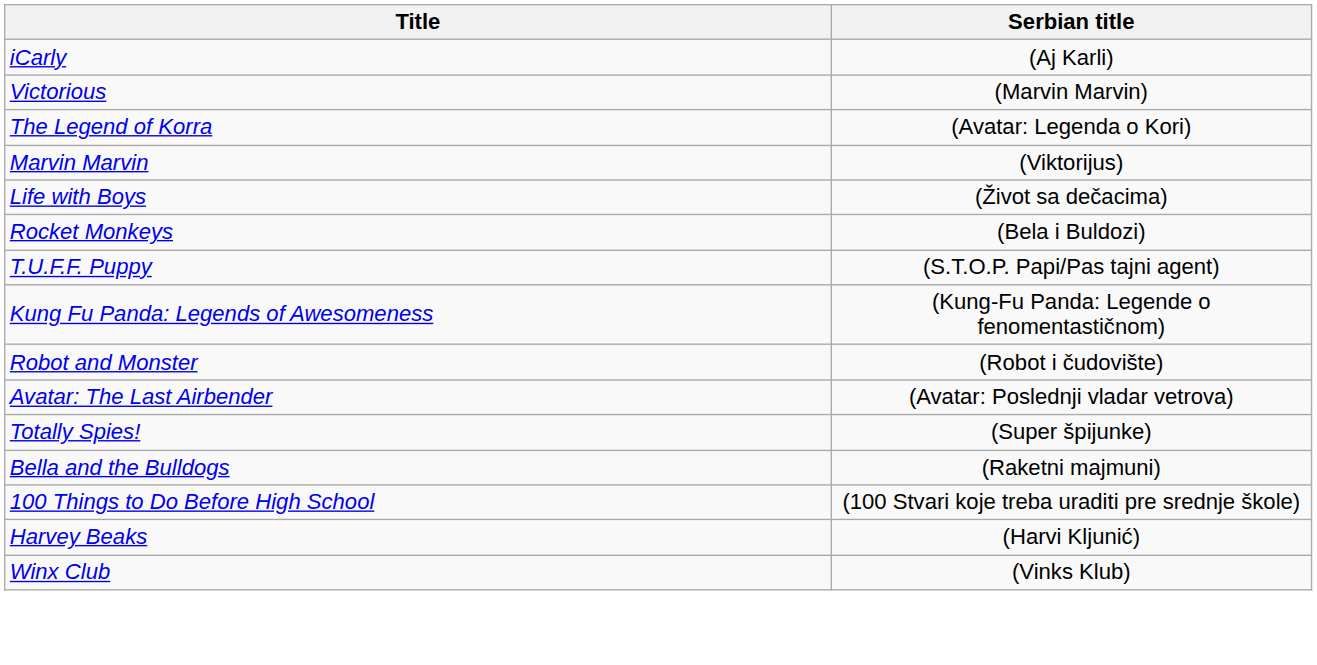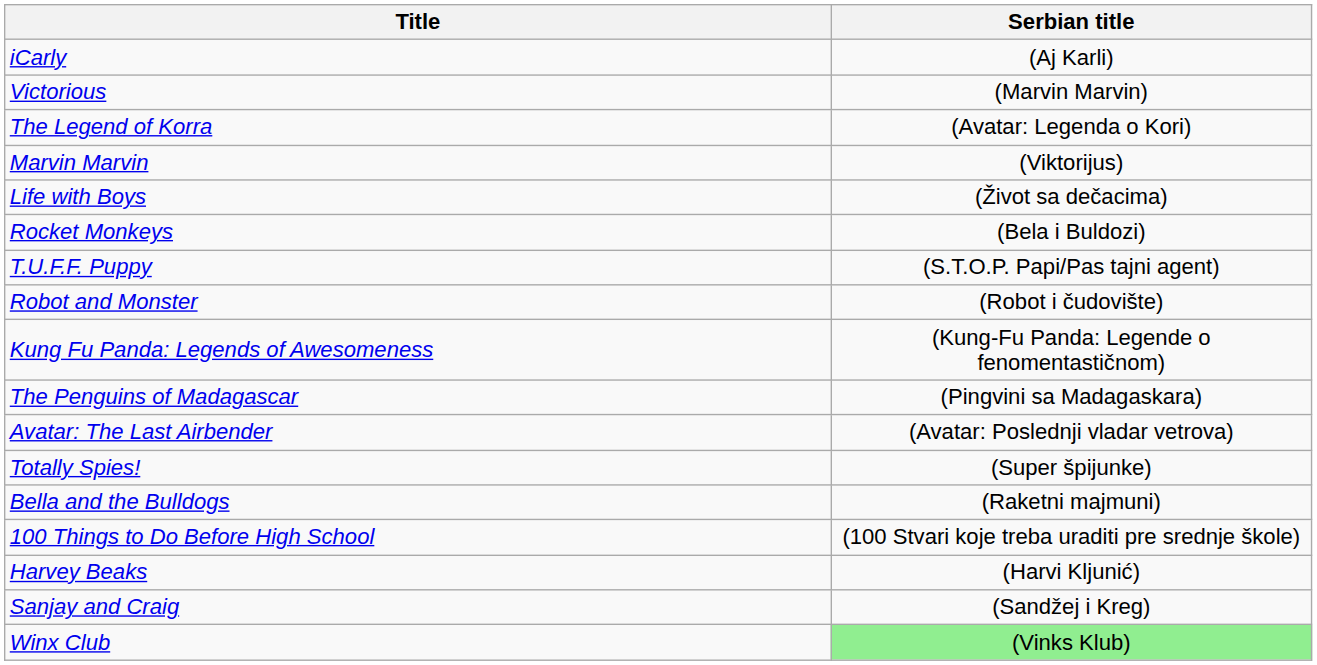rows swapped: (104, 362) <-> (222, 314)
+ row: (154, 397)
+ row: (94, 607)
(1071, 572) no background -> (1071, 642) lightgreen background
